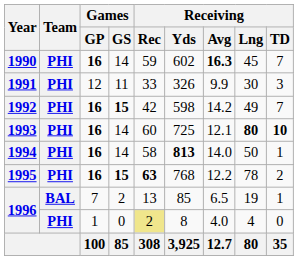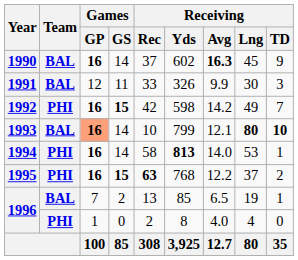(60, 61) PHI -> (60, 61) BAL
(149, 61) 59 -> (149, 61) 37
(280, 61) 7 -> (280, 61) 9
(60, 84) PHI -> (60, 84) BAL
(60, 130) PHI -> (60, 130) BAL
(95, 130) no background -> (95, 130) lightsalmon background
(149, 130) 60 -> (149, 130) 10
(184, 130) 725 -> (184, 130) 799
(251, 152) 50 -> (251, 152) 53
(251, 175) 78 -> (251, 175) 37
(149, 221) khaki background -> (149, 221) no background
